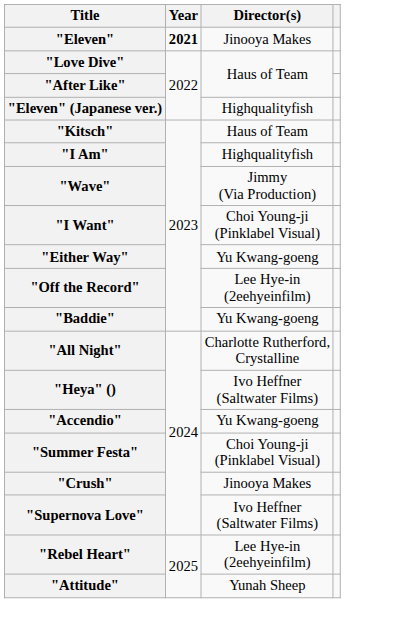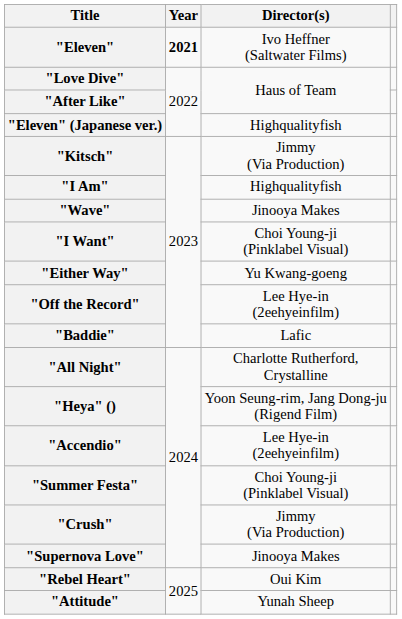(267, 39) Jinooya Makes -> (296, 47) Ivo Heffner (Saltwater Films)
(267, 131) Haus of Team -> (296, 156) Jimmy (Via Production)
(267, 185) Jimmy (Via Production) -> (296, 210) Jinooya Makes
(267, 319) Yu Kwang-goeng -> (296, 335) Lafic
(267, 389) Ivo Heffner (Saltwater Films) -> (296, 406) Yoon Seung-rim, Jang Dong-ju (Rigend Film)
(267, 421) Yu Kwang-goeng -> (296, 445) Lee Hye-in (2eehyeinfilm)
(267, 483) Jinooya Makes -> (296, 524) Jimmy (Via Production)
(267, 515) Ivo Heffner (Saltwater Films) -> (296, 556) Jinooya Makes
(267, 554) Lee Hye-in (2eehyeinfilm) -> (296, 579) Oui Kim
